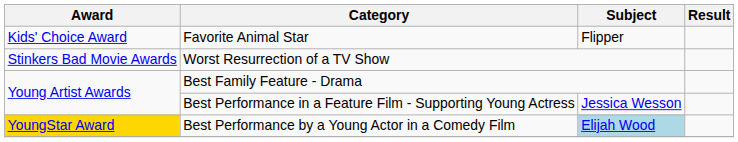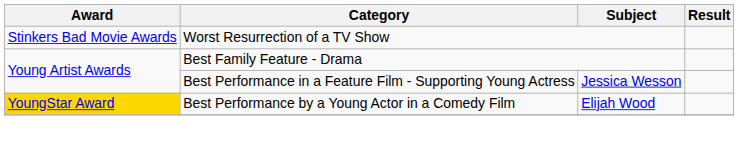- row: (246, 37)
(618, 125) lightblue background -> (618, 103) no background
